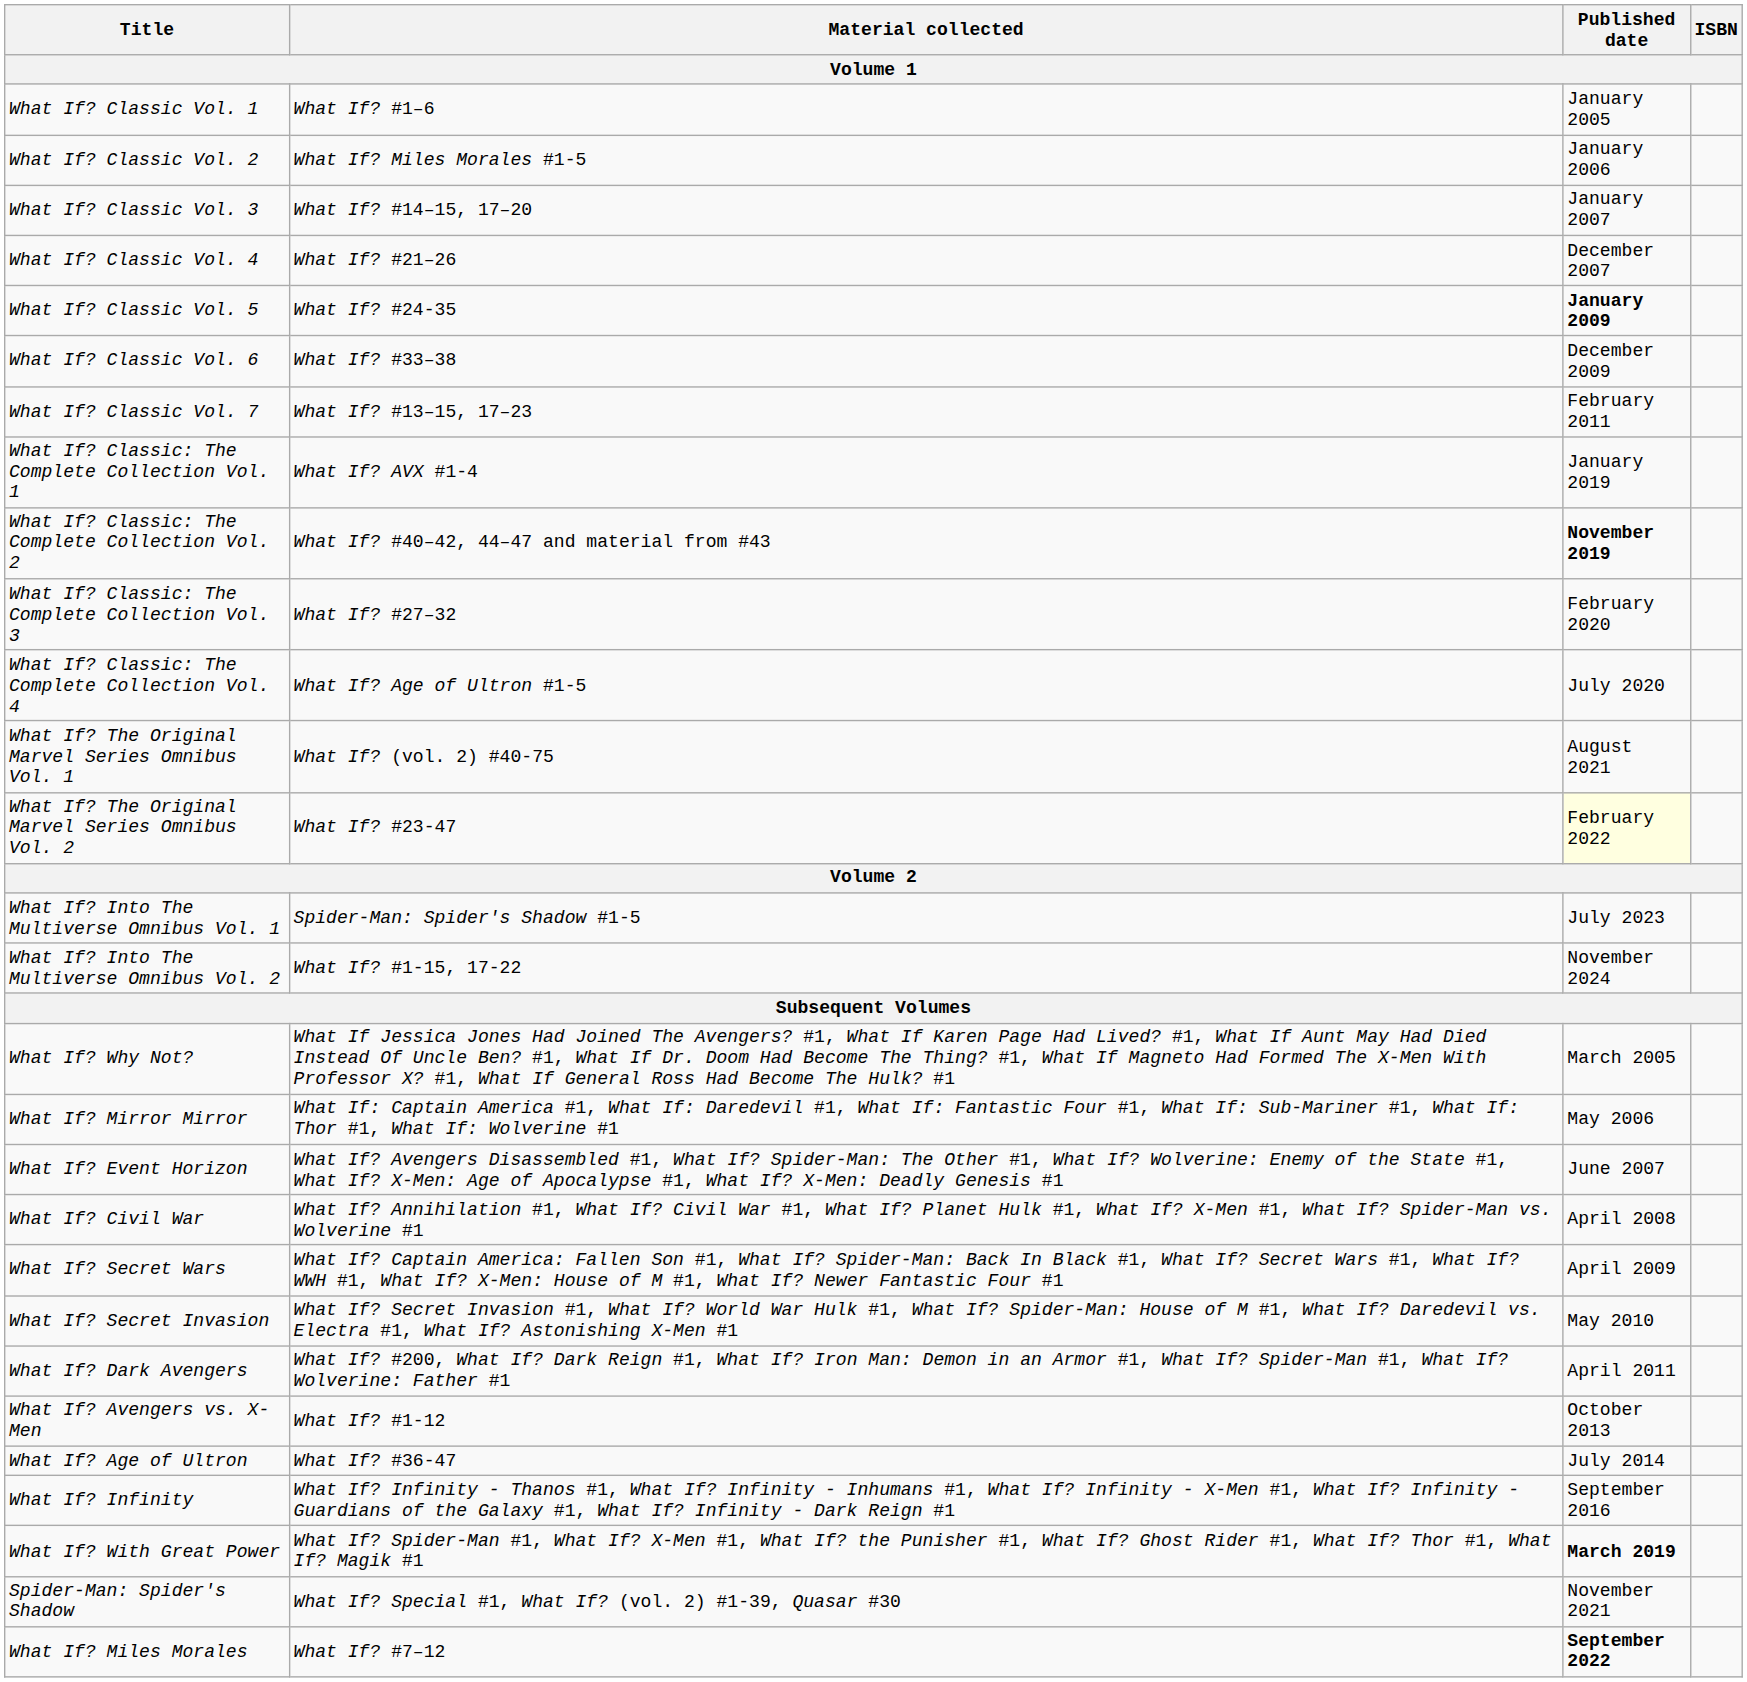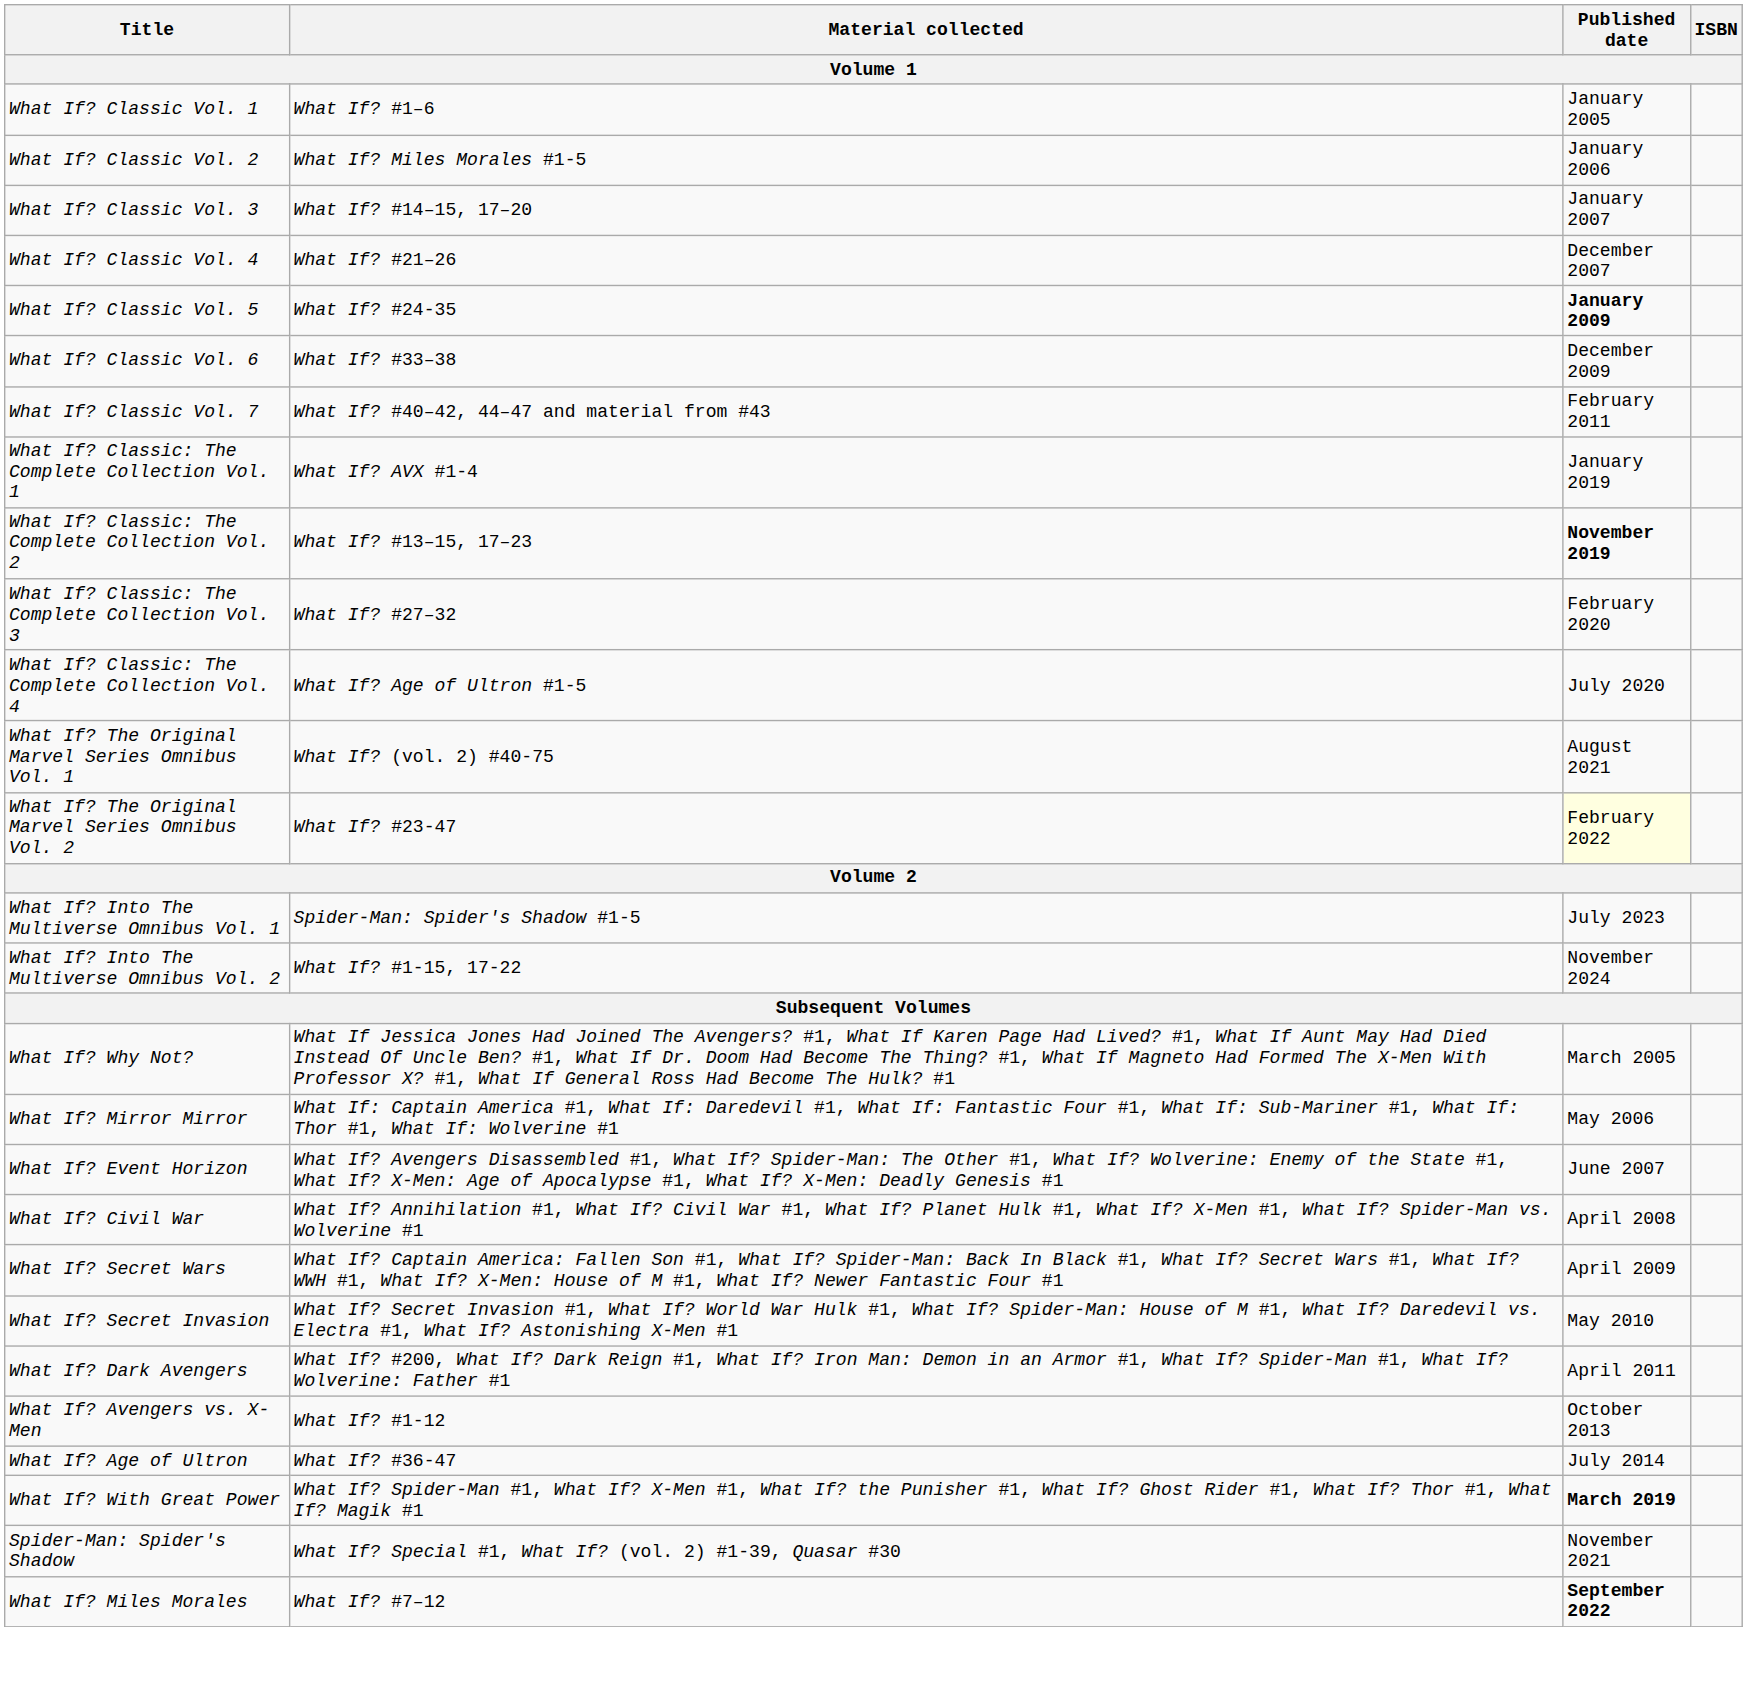(413, 411) What If? #13–15, 17–23 -> (532, 411) What If? #40–42, 44–47 and material from #43
(532, 543) What If? #40–42, 44–47 and material from #43 -> (413, 543) What If? #13–15, 17–23
- row: (101, 1501)
